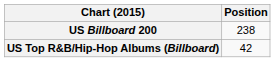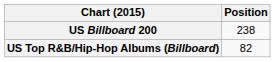(246, 48) 42 -> (246, 48) 82
